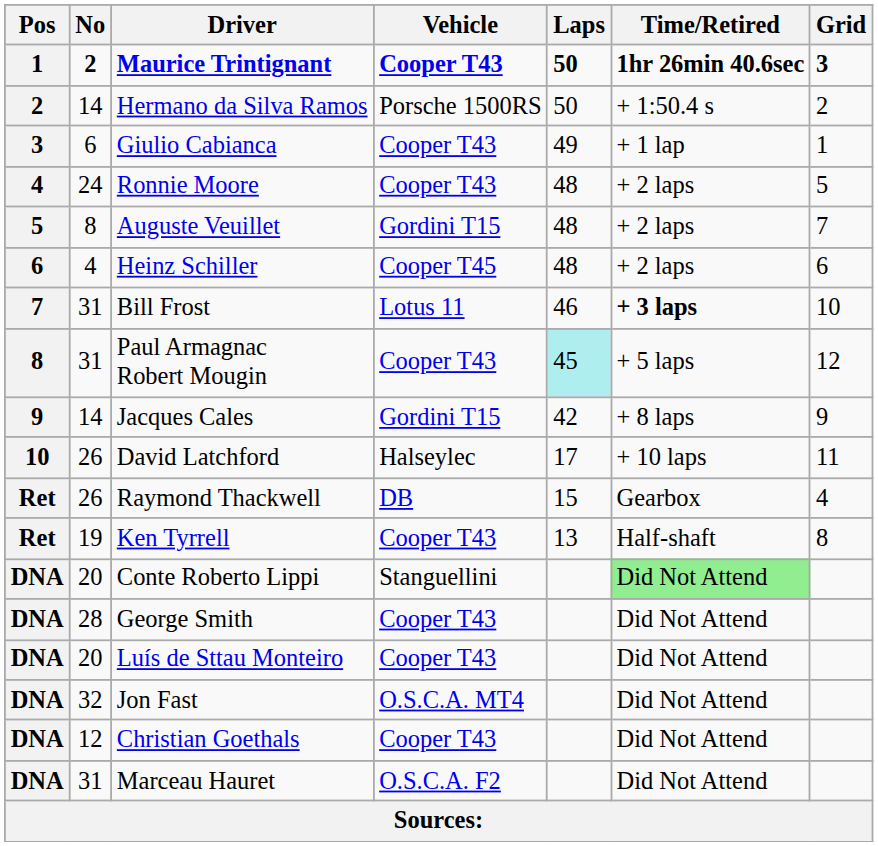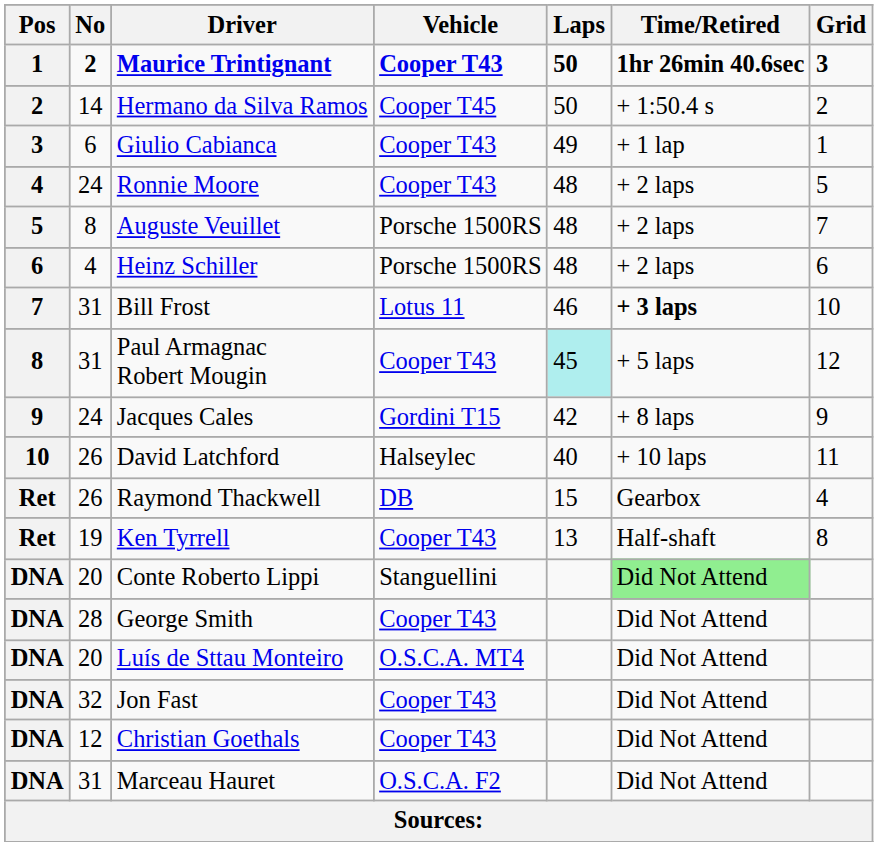(460, 105) Porsche 1500RS -> (438, 105) Cooper T45
(440, 226) Gordini T15 -> (460, 226) Porsche 1500RS
(438, 266) Cooper T45 -> (460, 266) Porsche 1500RS
(90, 416) 14 -> (90, 416) 24
(565, 456) 17 -> (565, 456) 40
(438, 658) Cooper T43 -> (452, 658) O.S.C.A. MT4
(452, 699) O.S.C.A. MT4 -> (438, 699) Cooper T43
